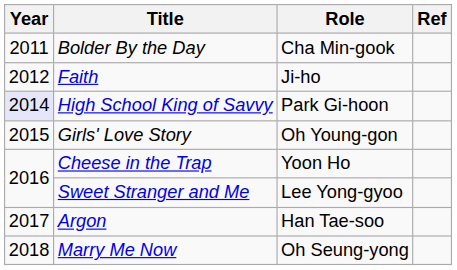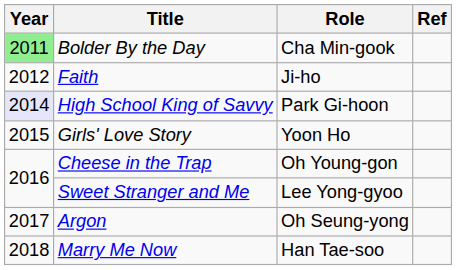(29, 47) no background -> (29, 47) lightgreen background
(339, 134) Oh Young-gon -> (316, 134) Yoon Ho
(316, 163) Yoon Ho -> (339, 163) Oh Young-gon
(333, 221) Han Tae-soo -> (345, 221) Oh Seung-yong
(345, 250) Oh Seung-yong -> (333, 250) Han Tae-soo
